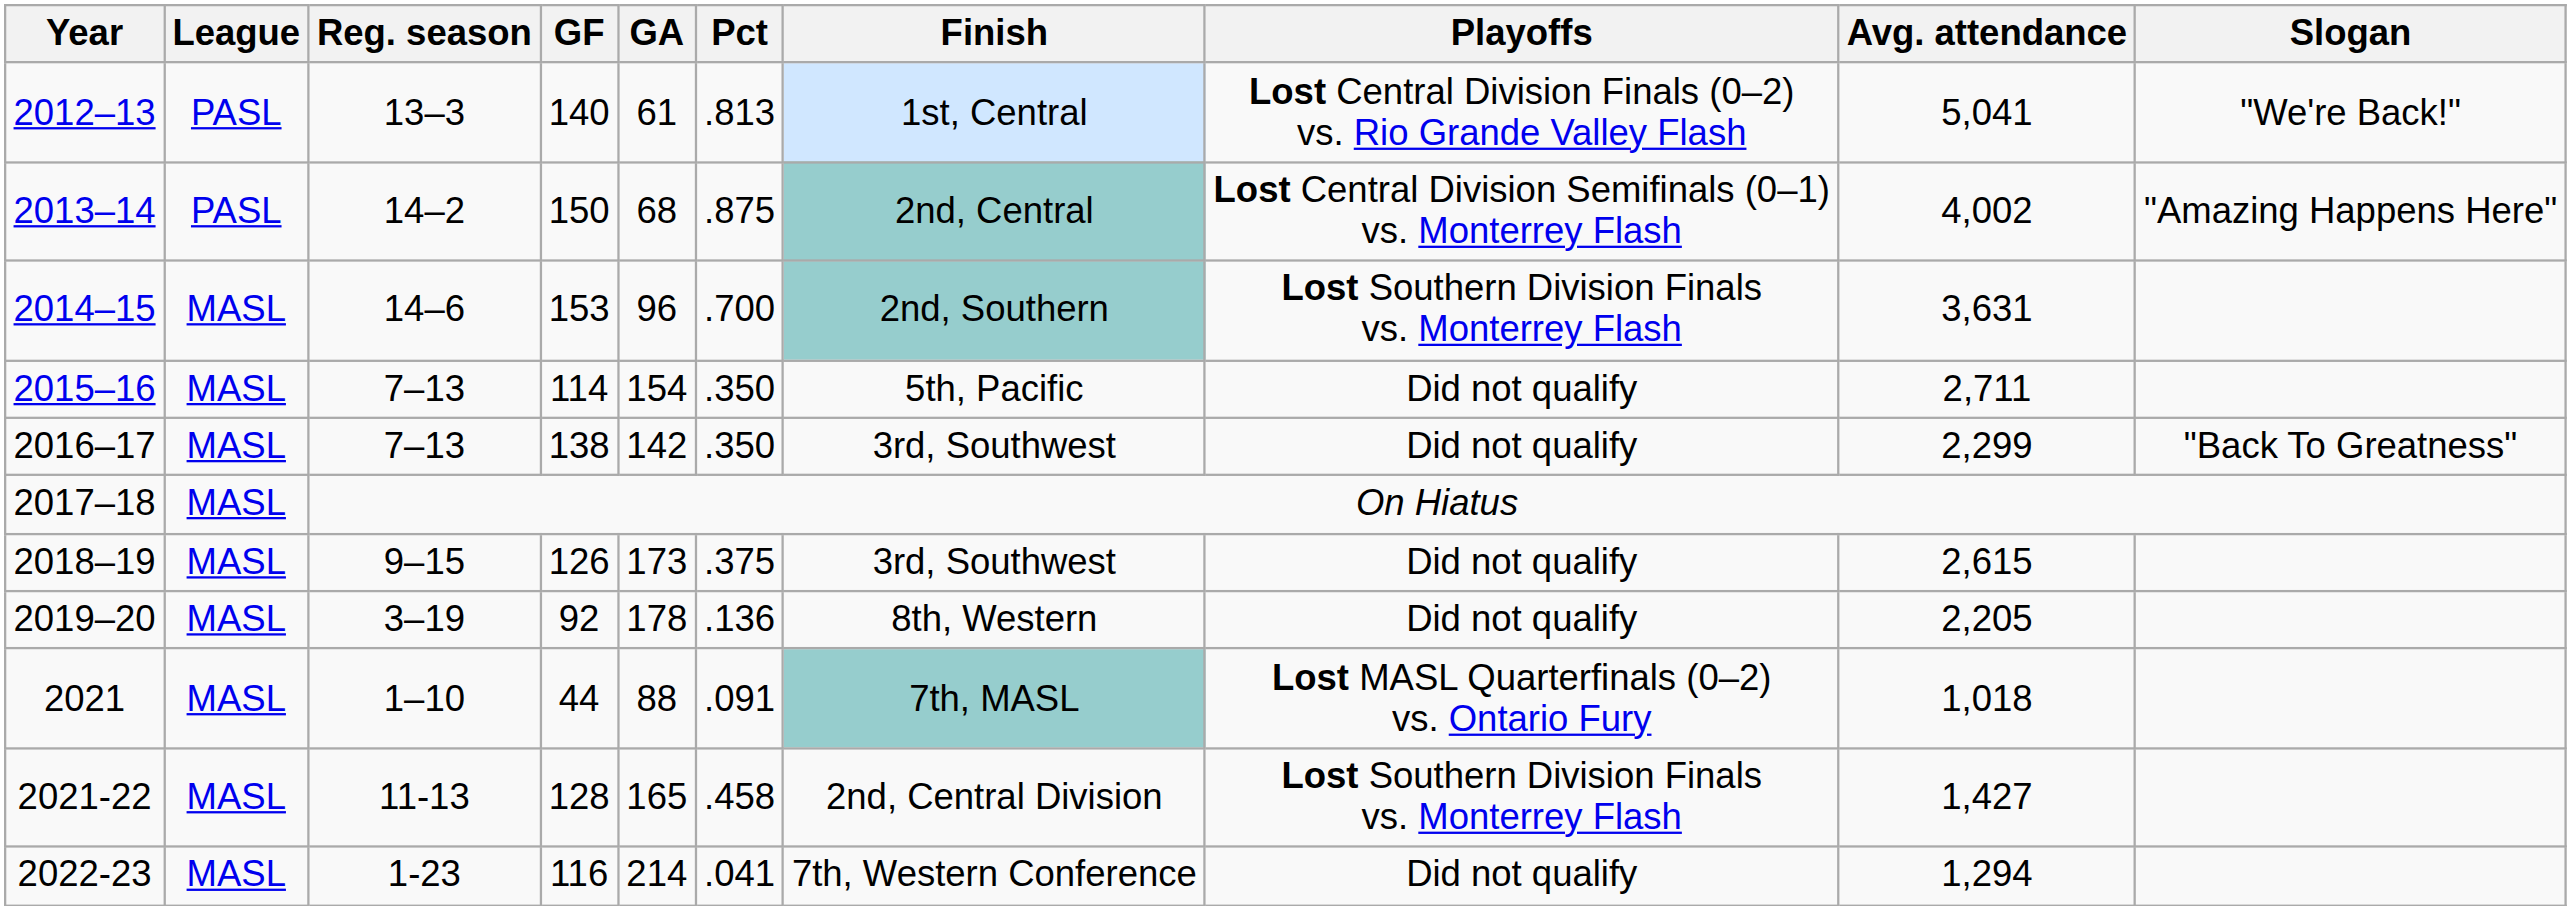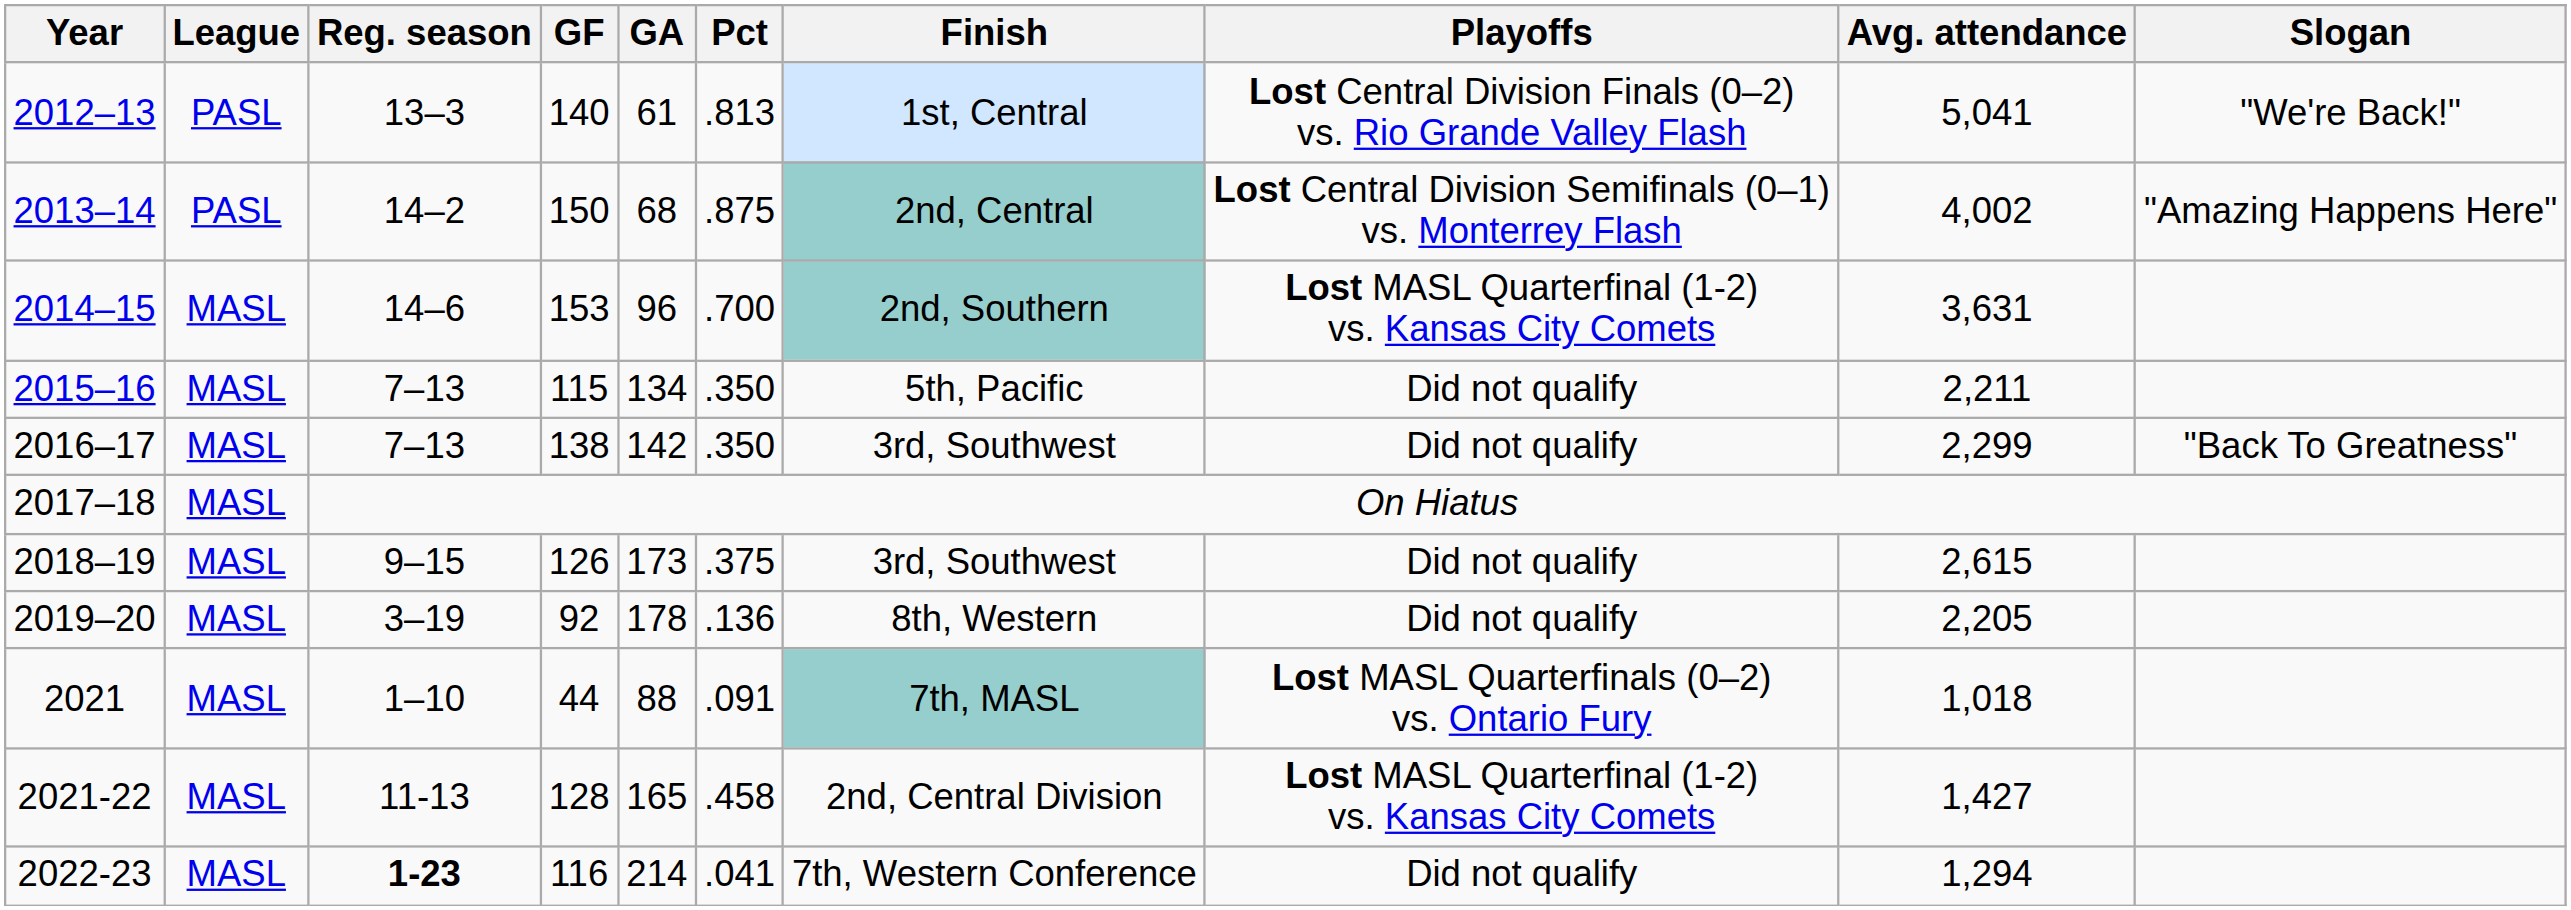(1522, 309) Lost Southern Division Finals vs. Monterrey Flash -> (1522, 309) Lost MASL Quarterfinal (1-2) vs. Kansas City Comets
(579, 387) 114 -> (579, 387) 115
(657, 387) 154 -> (657, 387) 134
(1987, 387) 2,711 -> (1987, 387) 2,211
(1522, 796) Lost Southern Division Finals vs. Monterrey Flash -> (1522, 796) Lost MASL Quarterfinal (1-2) vs. Kansas City Comets
(424, 875) normal -> (424, 875) bold
